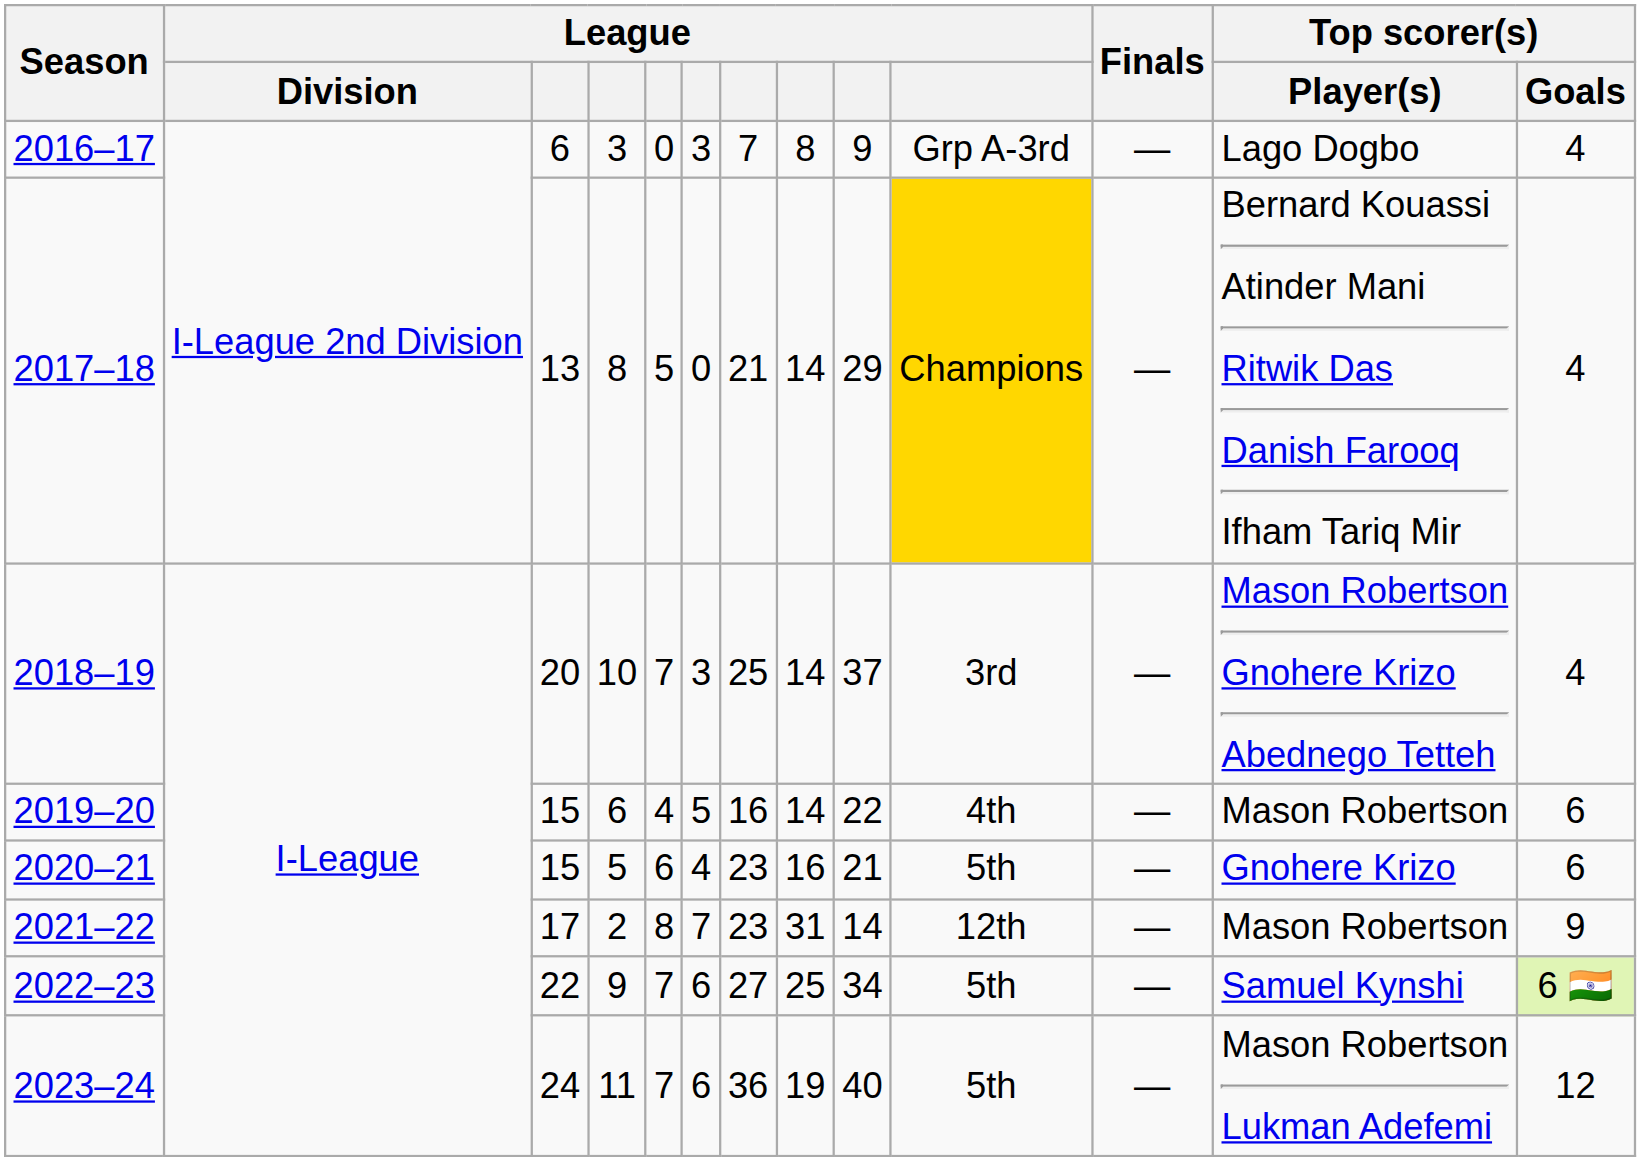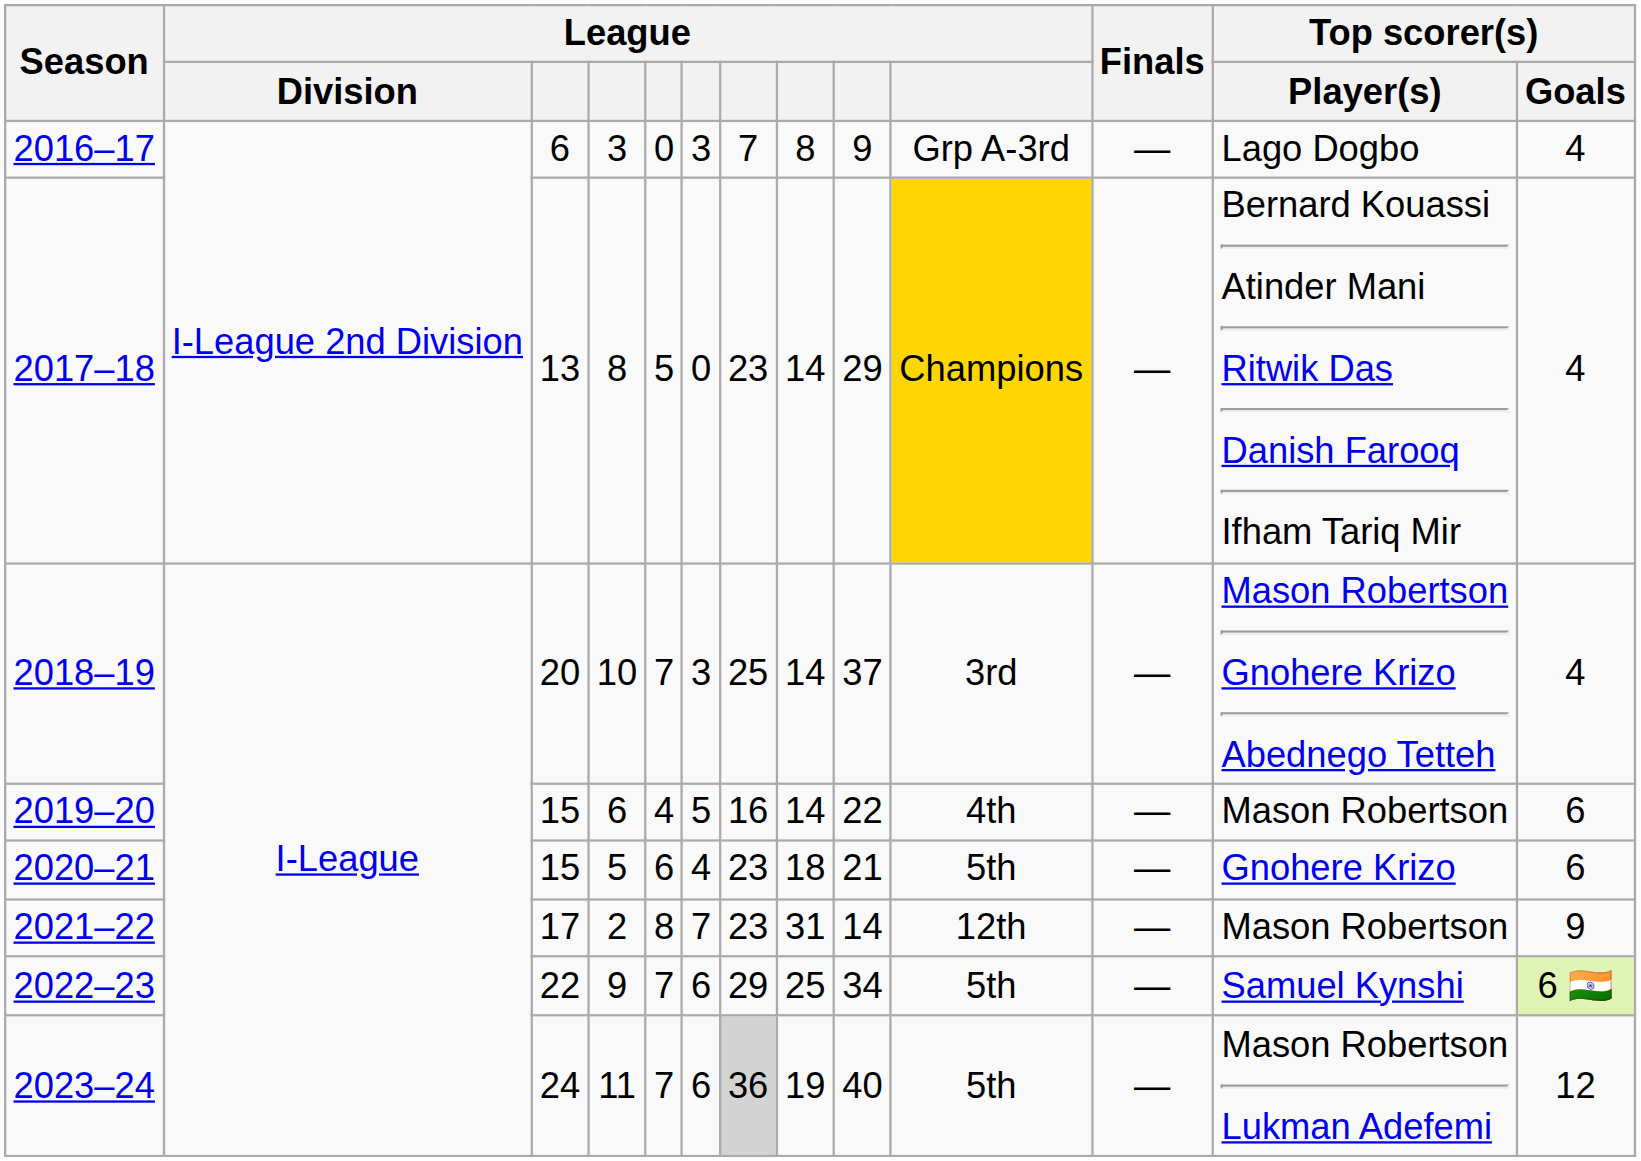(748, 369) 21 -> (748, 369) 23
(805, 869) 16 -> (805, 869) 18
(748, 985) 27 -> (748, 985) 29
(748, 1085) no background -> (748, 1085) lightgrey background
